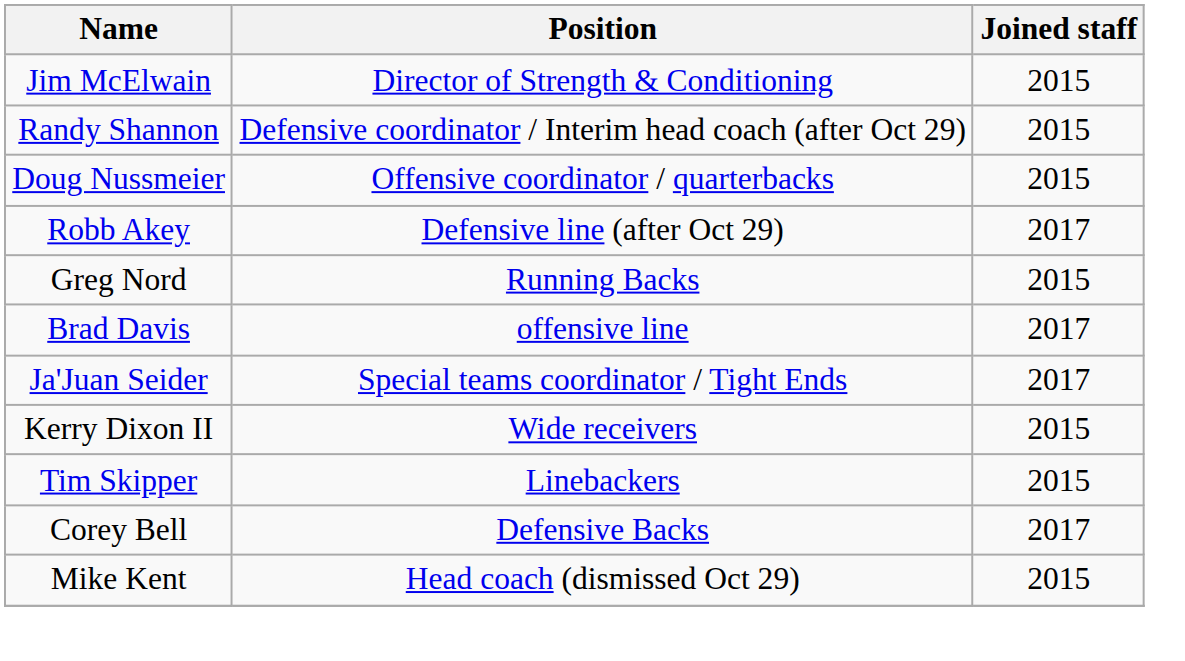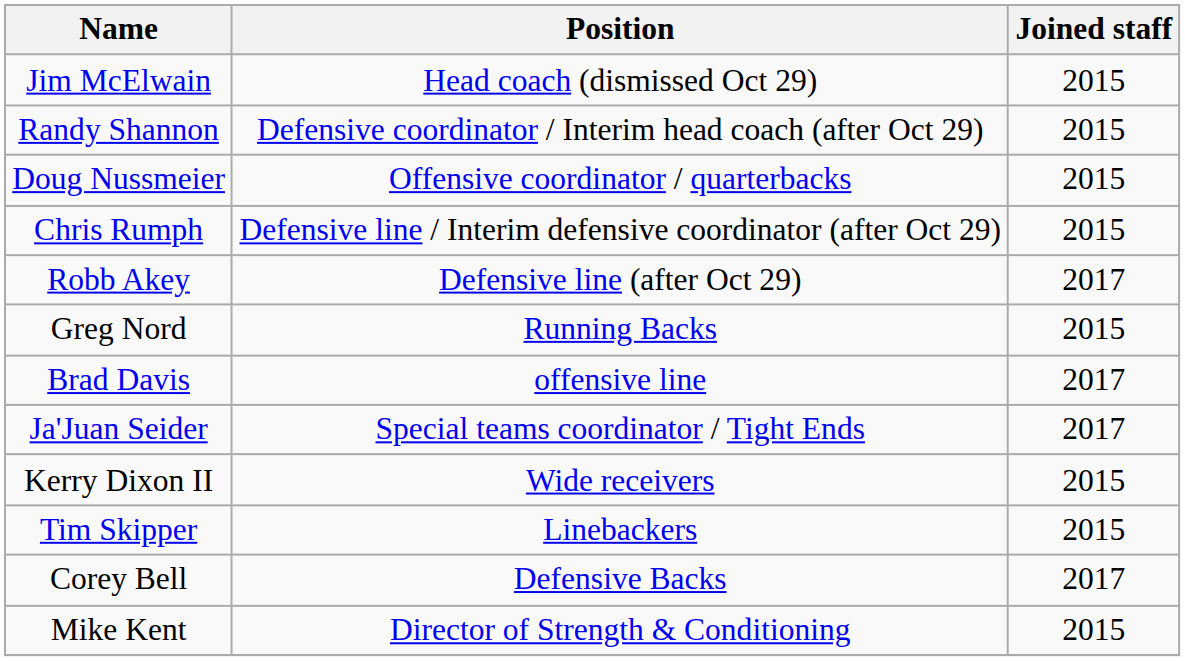(603, 79) Director of Strength & Conditioning -> (620, 79) Head coach (dismissed Oct 29)
+ row: (119, 229)
(603, 579) Head coach (dismissed Oct 29) -> (620, 629) Director of Strength & Conditioning
